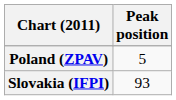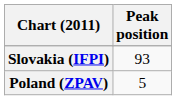rows swapped: (59, 58) <-> (59, 82)
